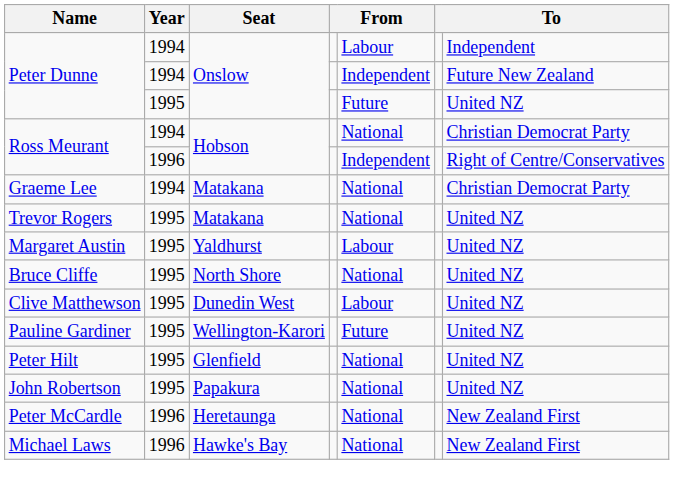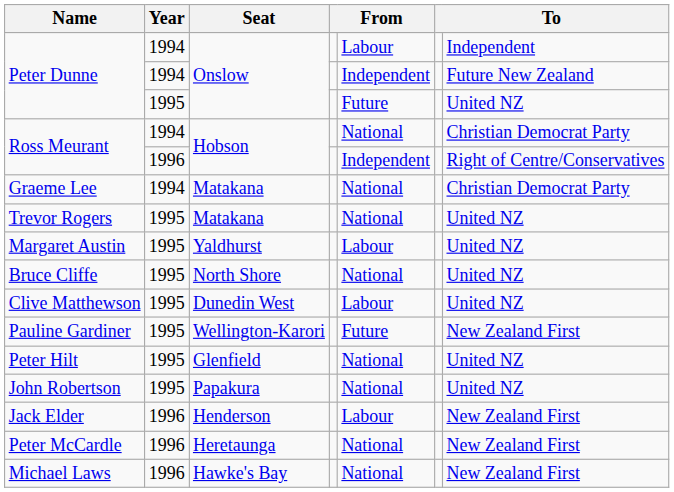(485, 331) United NZ -> (513, 331) New Zealand First
+ row: (46, 416)
